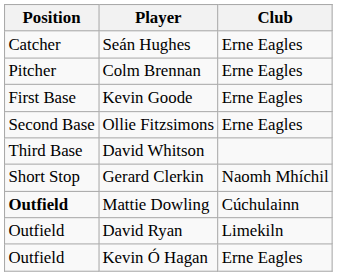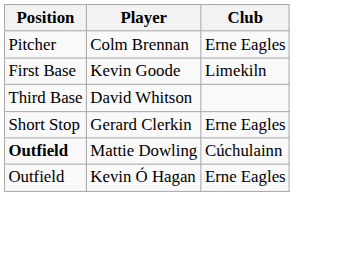- row: (147, 44)
(262, 97) Erne Eagles -> (236, 71) Limekiln
- row: (158, 124)
(275, 177) Naomh Mhíchil -> (245, 124) Erne Eagles
- row: (142, 230)
